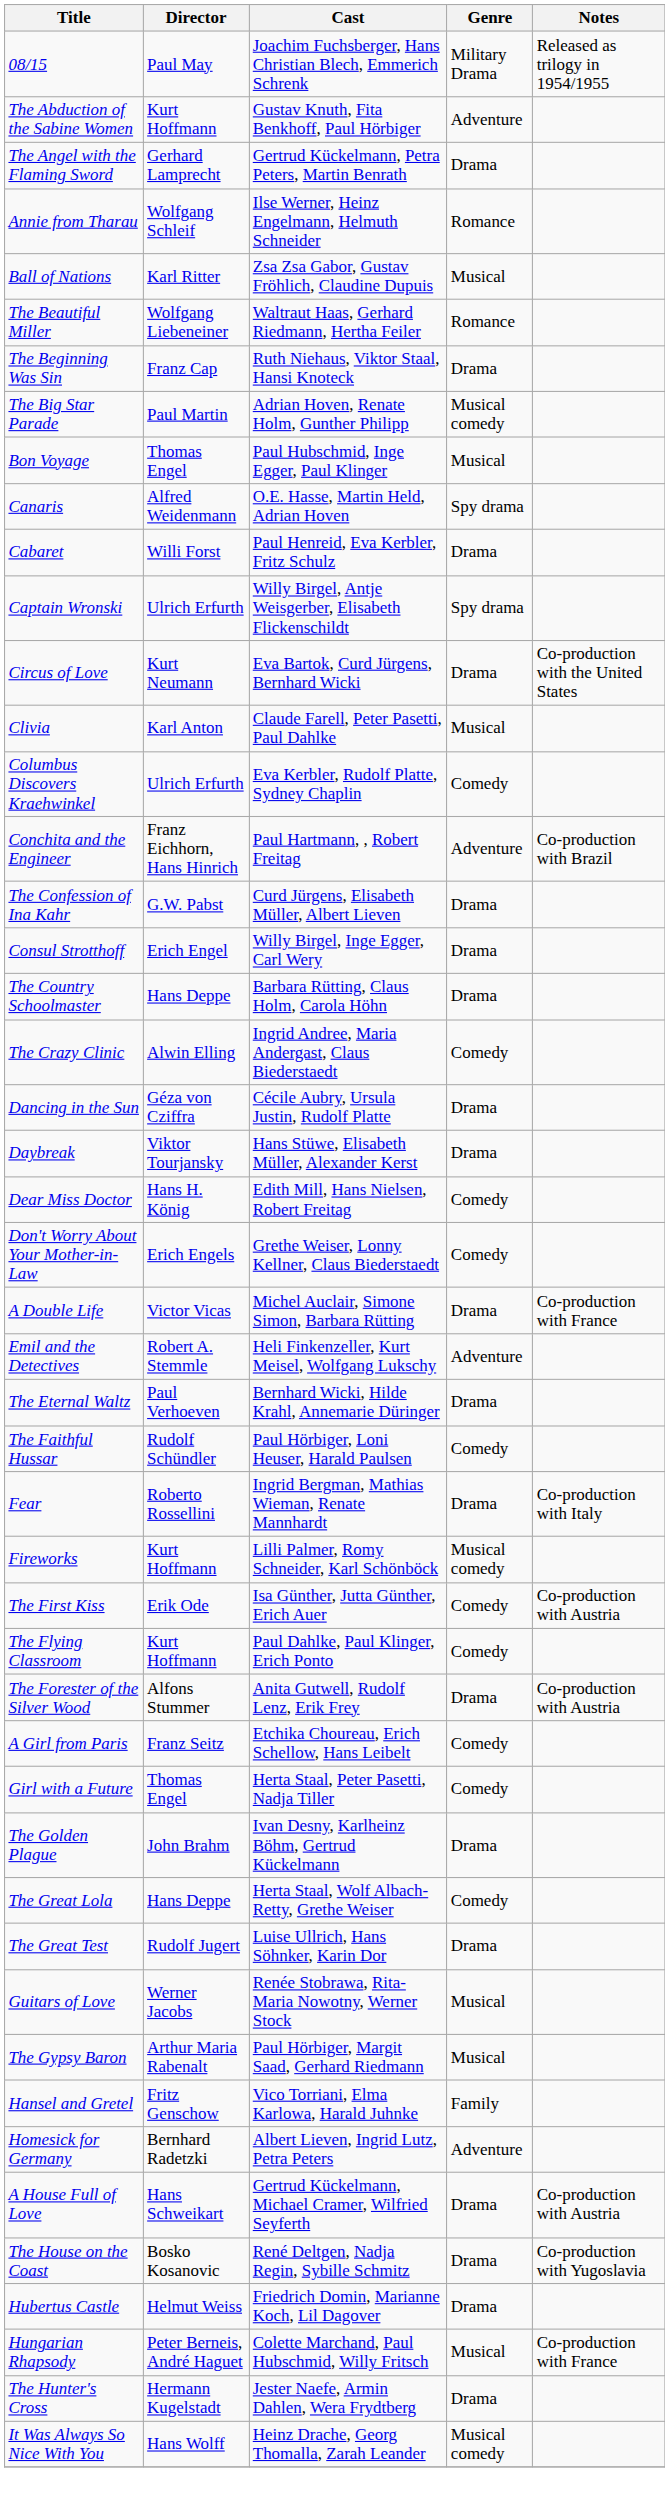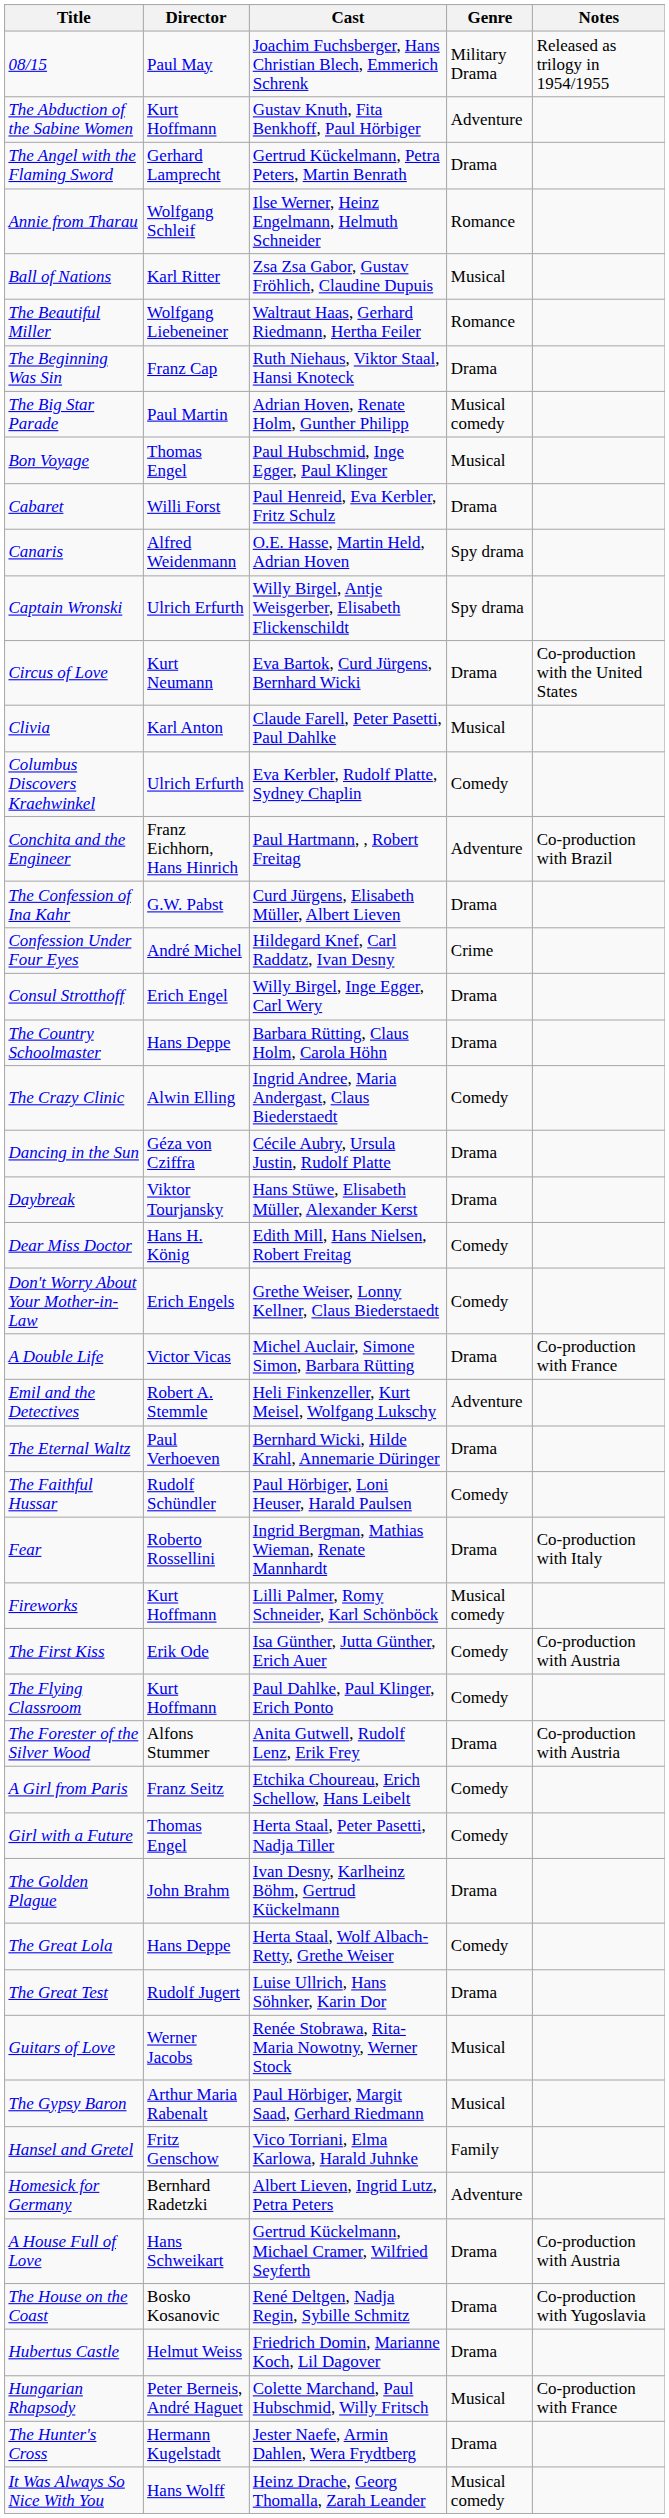rows swapped: (36, 552) <-> (36, 506)
+ row: (70, 950)
